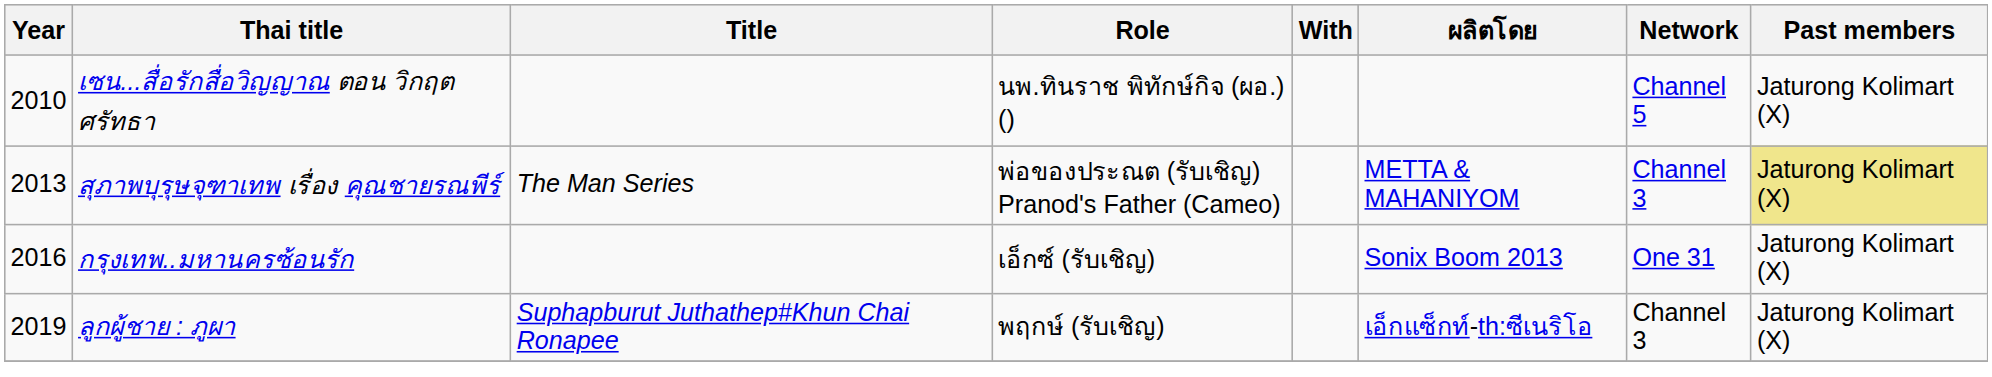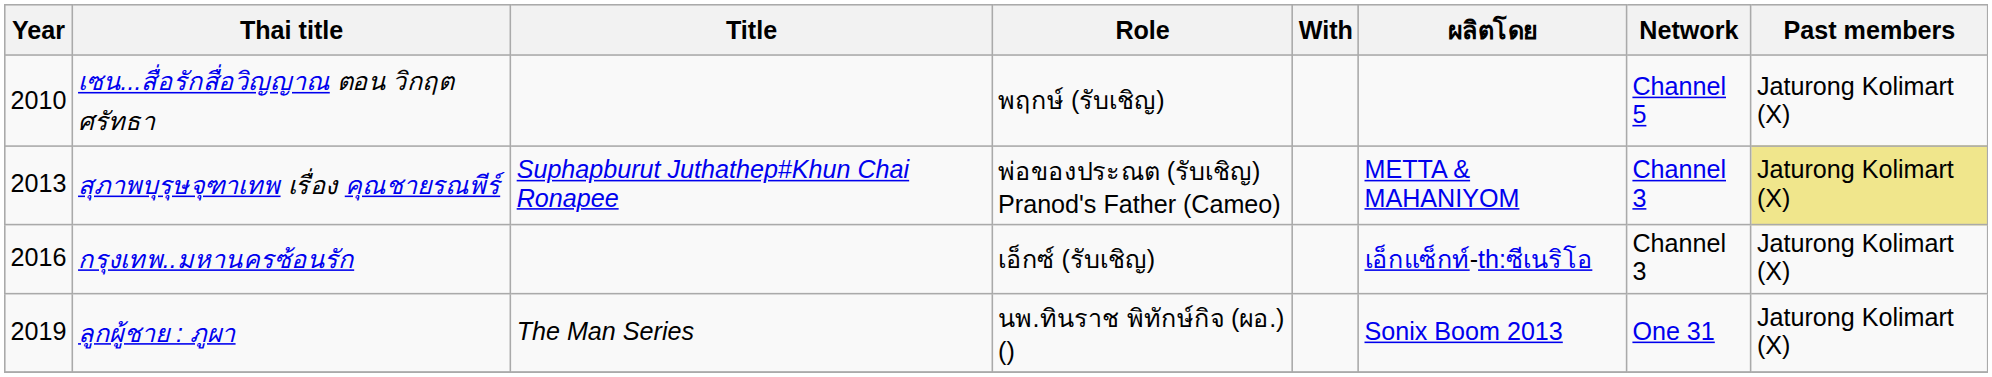(1141, 103) นพ.ทินราช พิทักษ์กิจ (ผอ.) () -> (1081, 101) พฤกษ์ (รับเชิญ)
(605, 184) The Man Series -> (713, 184) Suphapburut Juthathep#Khun Chai Ronapee
(1464, 258) Sonix Boom 2013 -> (1478, 259) เอ็กแซ็กท์-th:ซีเนริโอ
(1674, 258) One 31 -> (1679, 258) Channel 3
(713, 326) Suphapburut Juthathep#Khun Chai Ronapee -> (605, 332) The Man Series
(1081, 327) พฤกษ์ (รับเชิญ) -> (1141, 335) นพ.ทินราช พิทักษ์กิจ (ผอ.) ()
(1478, 327) เอ็กแซ็กท์-th:ซีเนริโอ -> (1464, 332) Sonix Boom 2013
(1679, 326) Channel 3 -> (1674, 332) One 31
